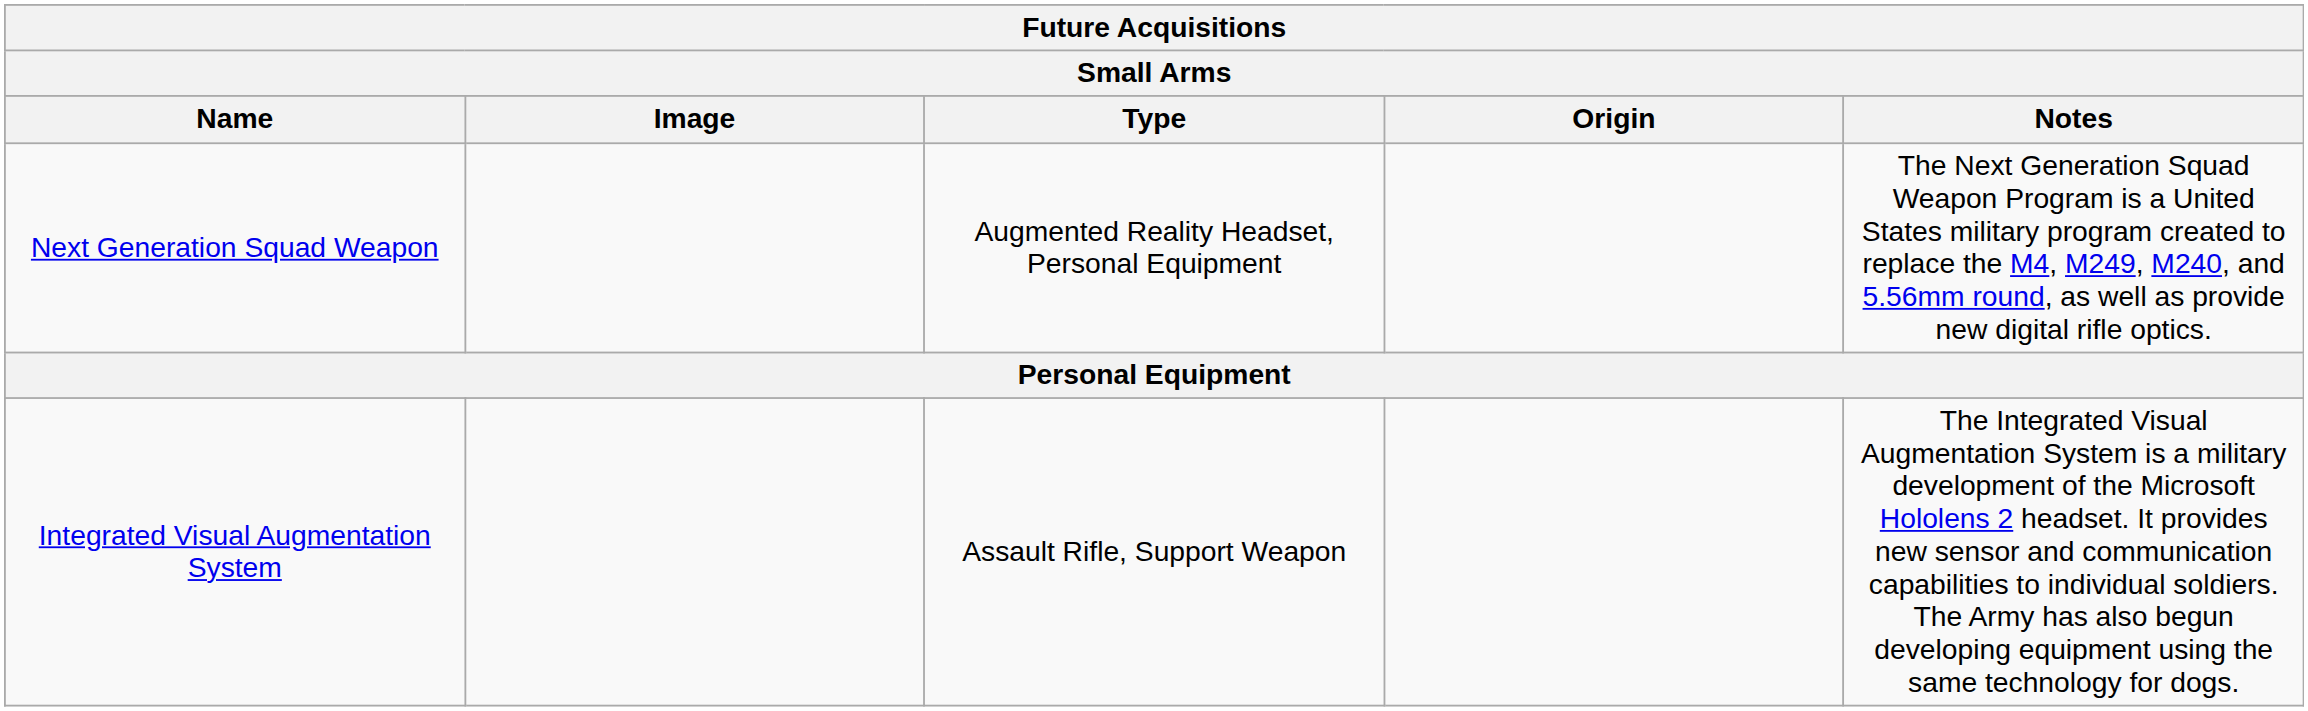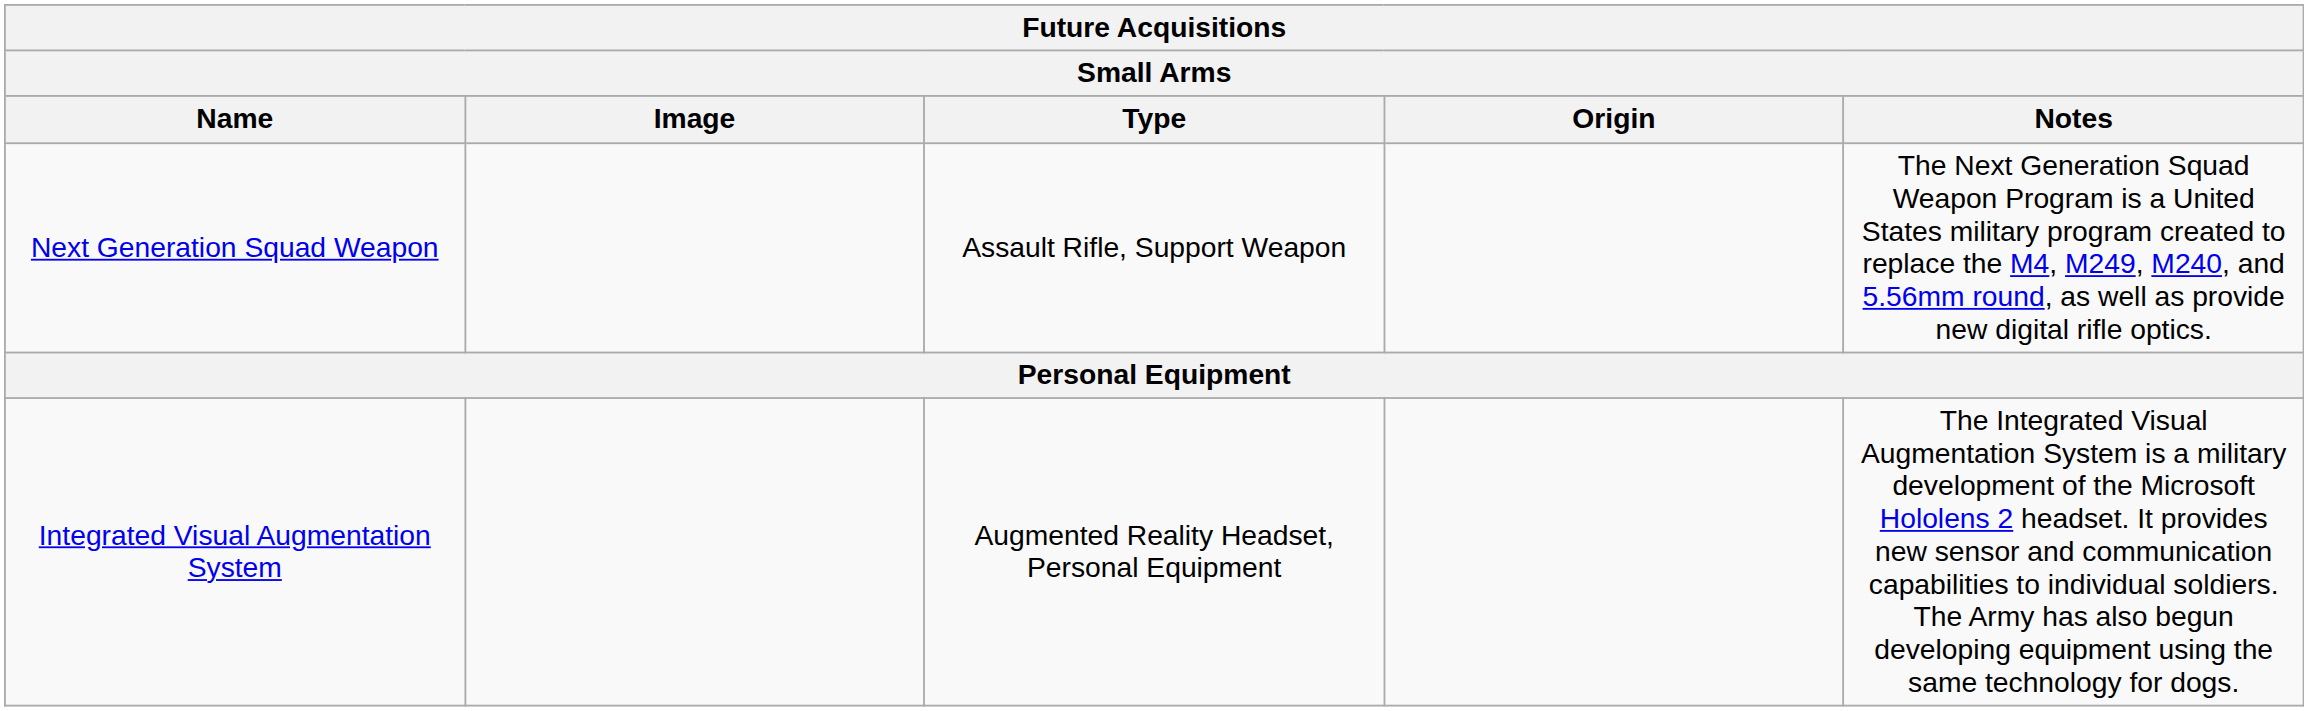(1154, 246) Augmented Reality Headset, Personal Equipment -> (1154, 246) Assault Rifle, Support Weapon
(1154, 550) Assault Rifle, Support Weapon -> (1154, 550) Augmented Reality Headset, Personal Equipment
